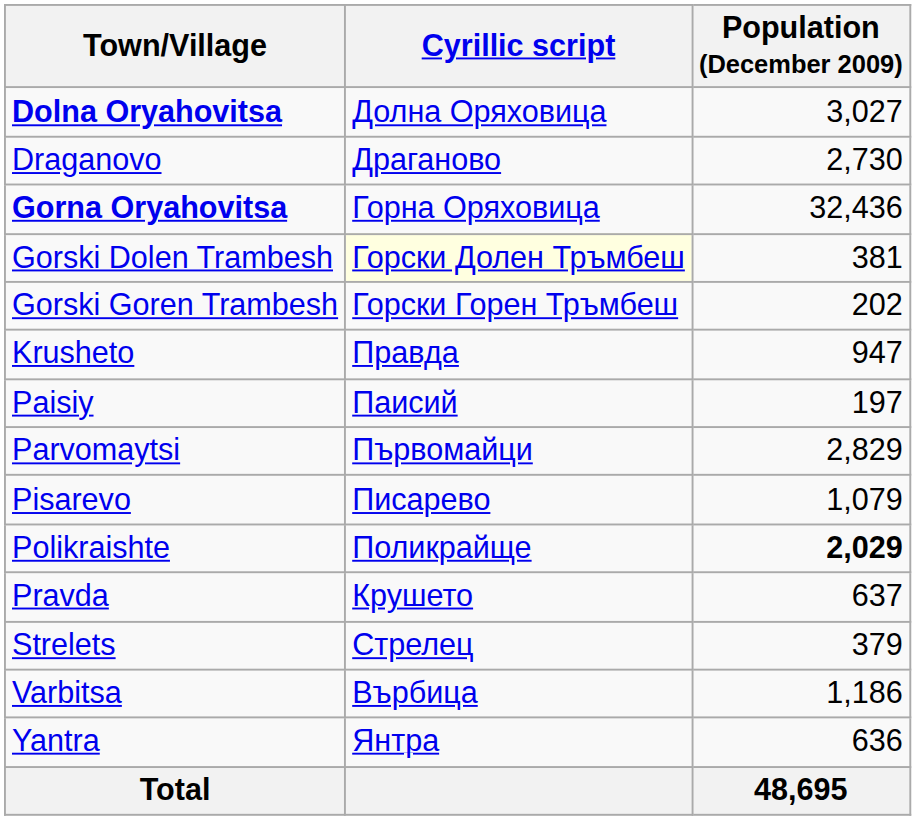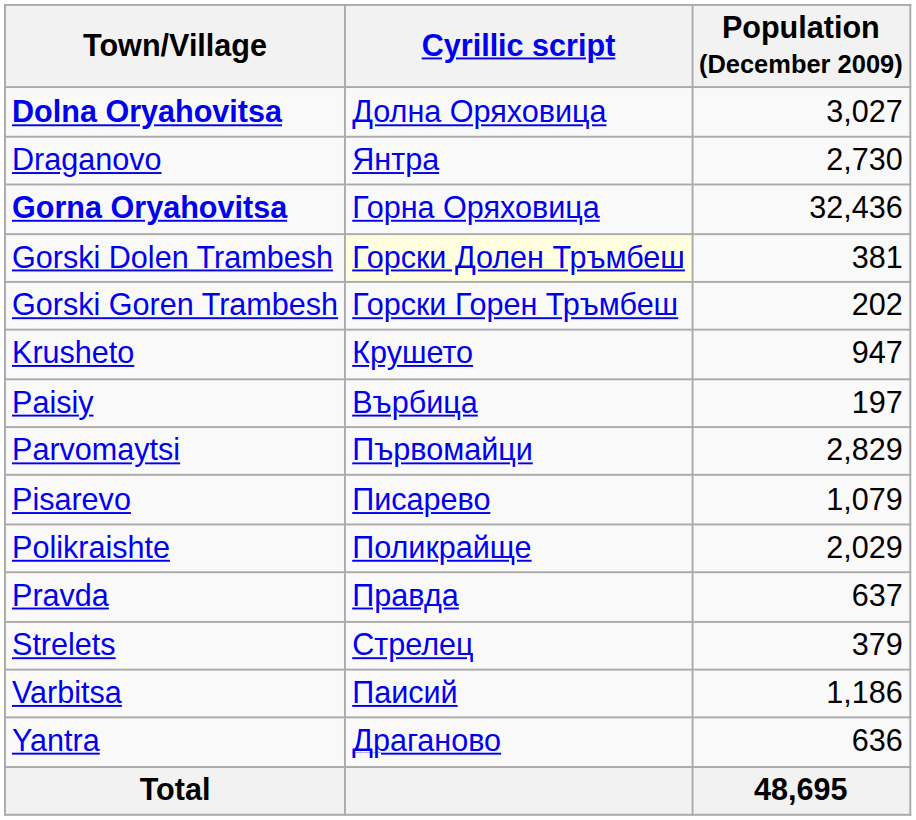(427, 160) Драганово -> (396, 160) Янтра
(406, 353) Правда -> (413, 353) Крушето
(405, 402) Паисий -> (415, 402) Върбица
(864, 547) bold -> (864, 547) normal
(413, 596) Крушето -> (406, 596) Правда
(415, 693) Върбица -> (405, 693) Паисий
(396, 741) Янтра -> (427, 741) Драганово
